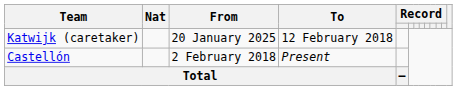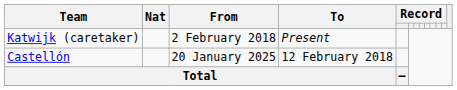(224, 38) 20 January 2025 -> (224, 38) 2 February 2018
(337, 38) 12 February 2018 -> (306, 38) Present
(224, 57) 2 February 2018 -> (224, 57) 20 January 2025
(306, 57) Present -> (337, 57) 12 February 2018
